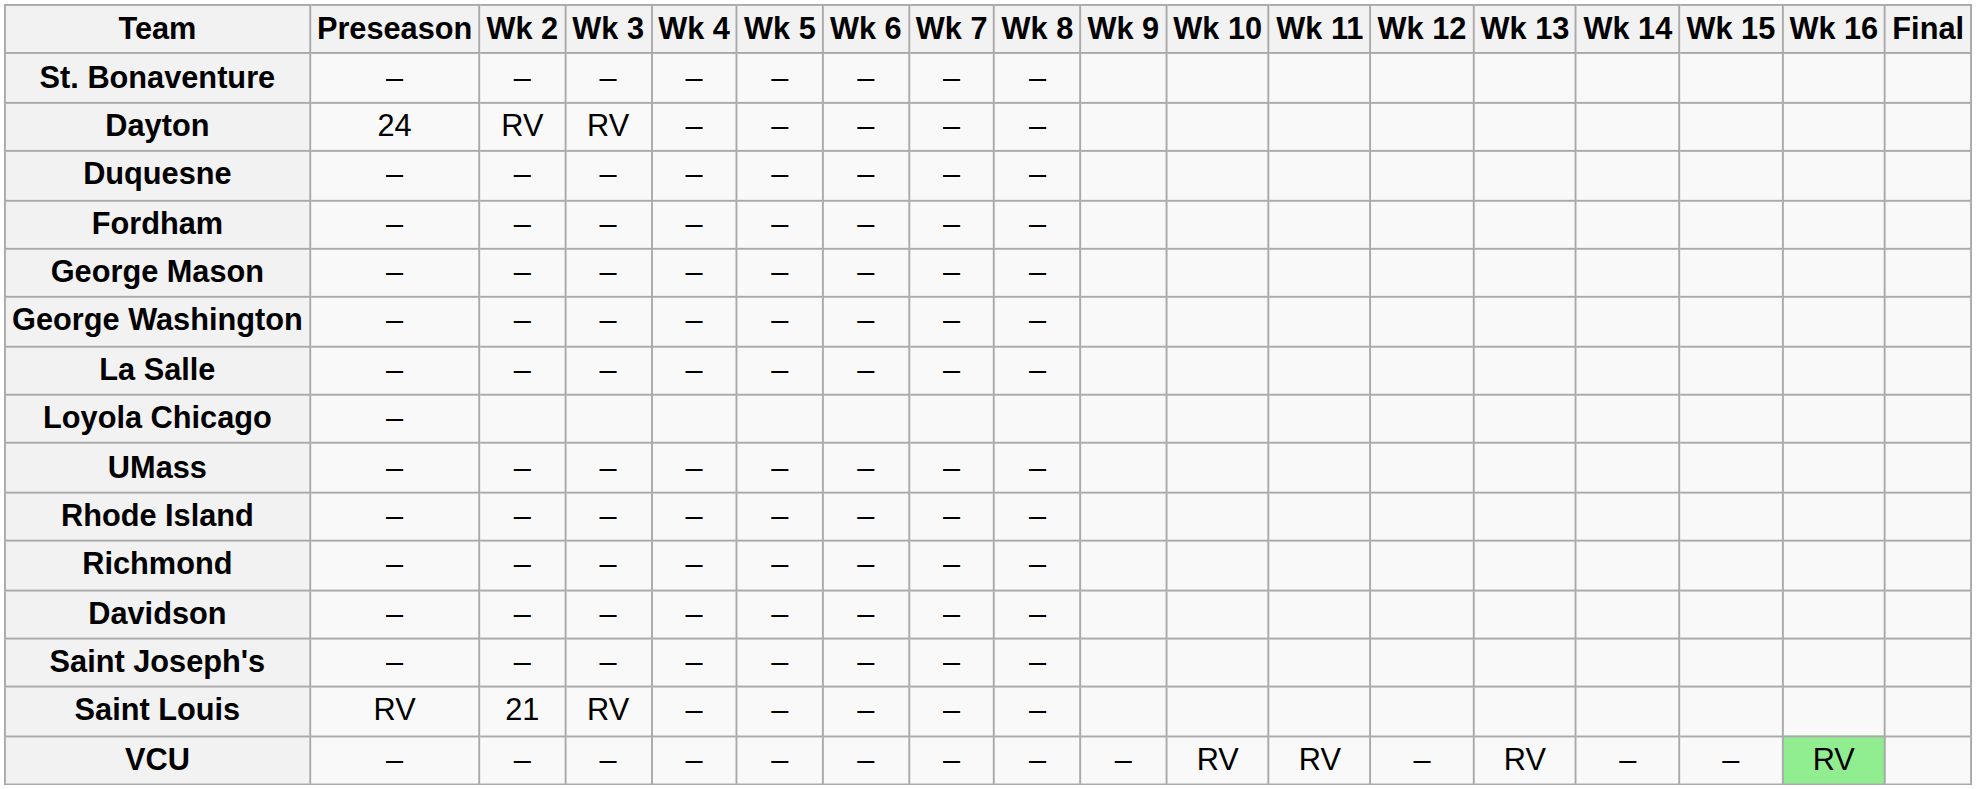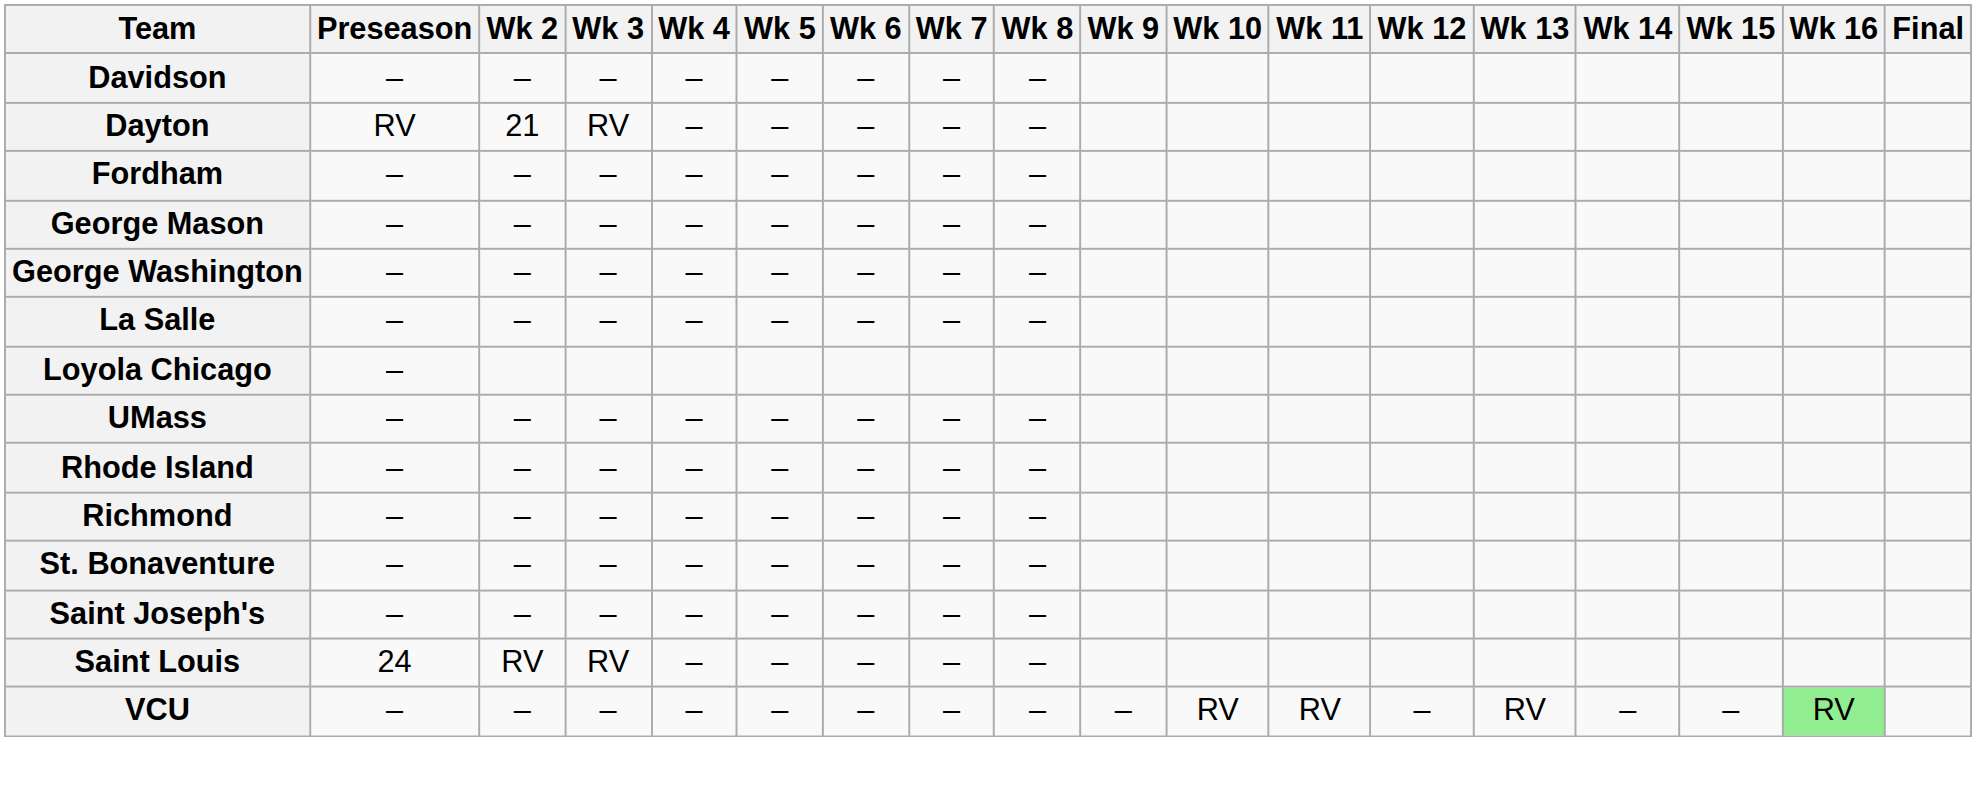rows swapped: (157, 613) <-> (157, 77)
(395, 126) 24 -> (395, 126) RV
(522, 126) RV -> (522, 126) 21
- row: (157, 175)
(395, 710) RV -> (395, 662) 24
(522, 710) 21 -> (522, 662) RV
